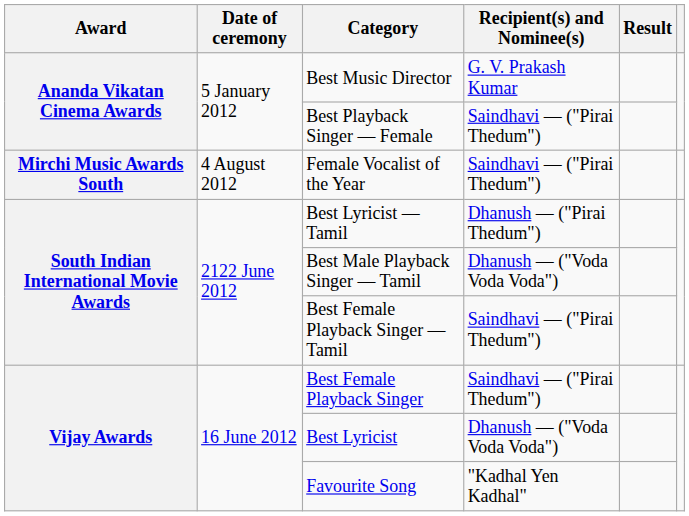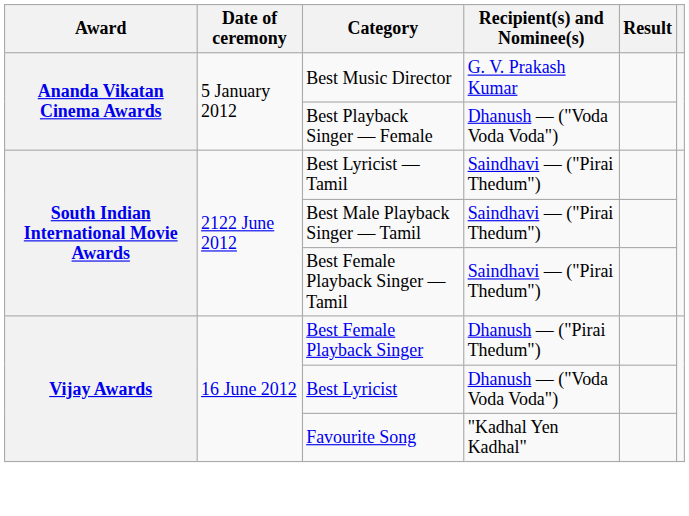(540, 125) Saindhavi — ("Pirai Thedum") -> (538, 125) Dhanush — ("Voda Voda Voda")
- row: (373, 174)
(537, 223) Dhanush — ("Pirai Thedum") -> (540, 174) Saindhavi — ("Pirai Thedum")
(538, 271) Dhanush — ("Voda Voda Voda") -> (540, 223) Saindhavi — ("Pirai Thedum")
(540, 389) Saindhavi — ("Pirai Thedum") -> (537, 340) Dhanush — ("Pirai Thedum")
